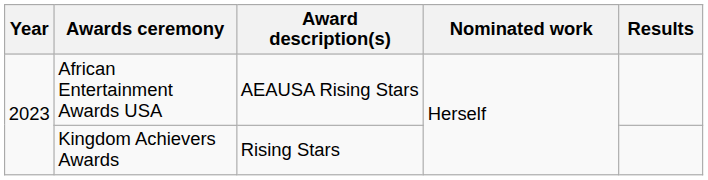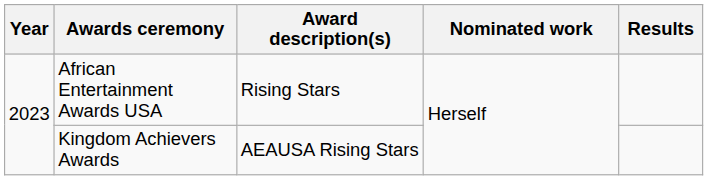(330, 89) AEAUSA Rising Stars -> (290, 89) Rising Stars
(290, 149) Rising Stars -> (330, 149) AEAUSA Rising Stars
